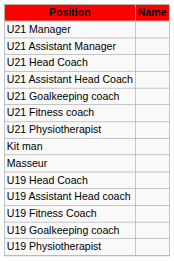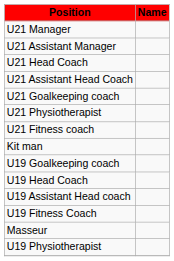rows swapped: (50, 113) <-> (54, 130)
rows swapped: (27, 163) <-> (63, 230)
